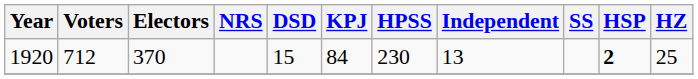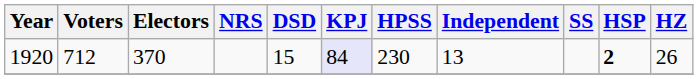(337, 56) no background -> (337, 56) lavender background
(667, 56) 25 -> (667, 56) 26
